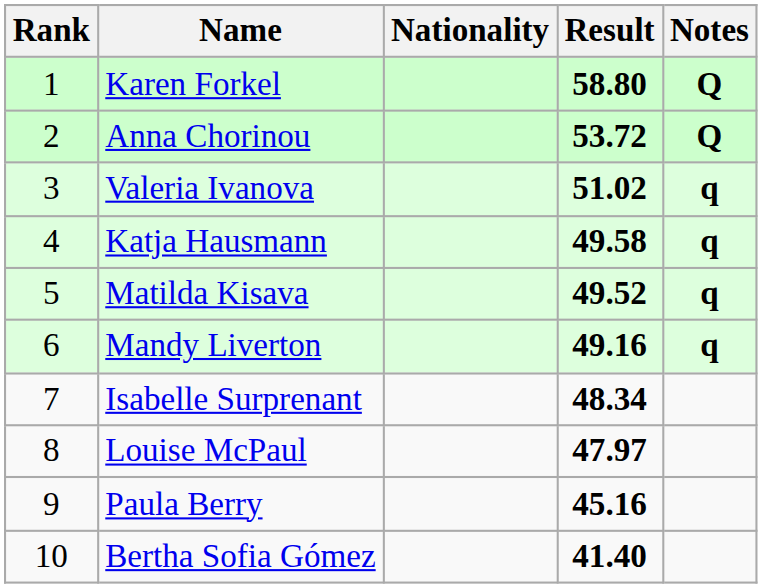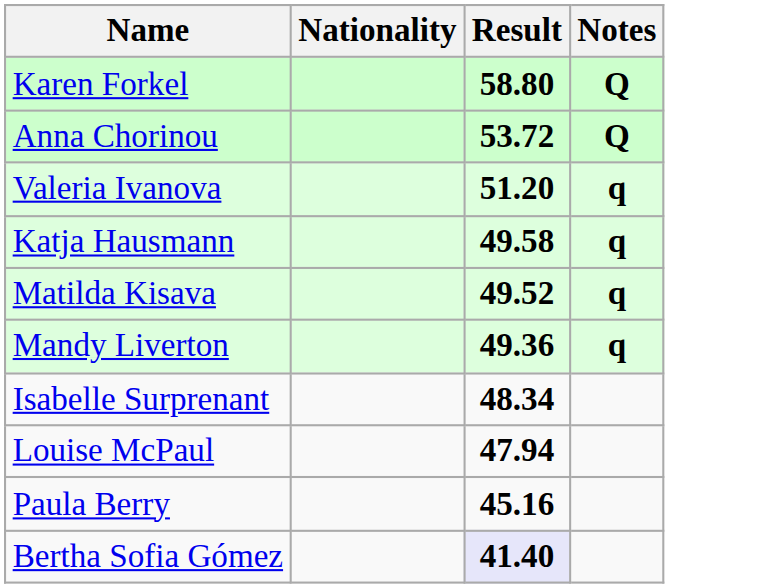- column: (51, 30)
(610, 188) 51.02 -> (517, 188) 51.20
(610, 345) 49.16 -> (517, 345) 49.36
(610, 450) 47.97 -> (517, 450) 47.94
(610, 556) no background -> (517, 556) lavender background
